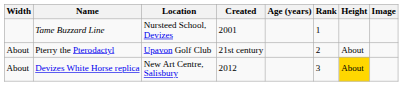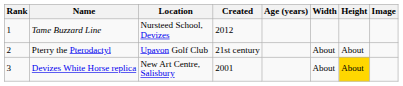columns swapped: (326, 11) <-> (19, 11)
(228, 30) 2001 -> (224, 30) 2012
(228, 69) 2012 -> (224, 69) 2001
